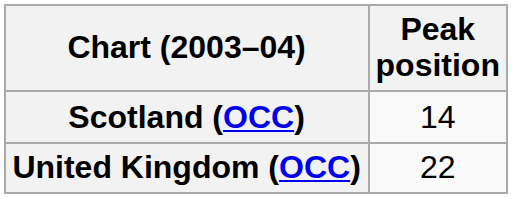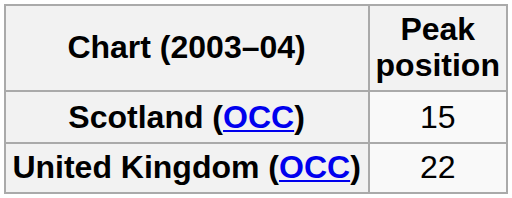(438, 116) 14 -> (438, 116) 15
